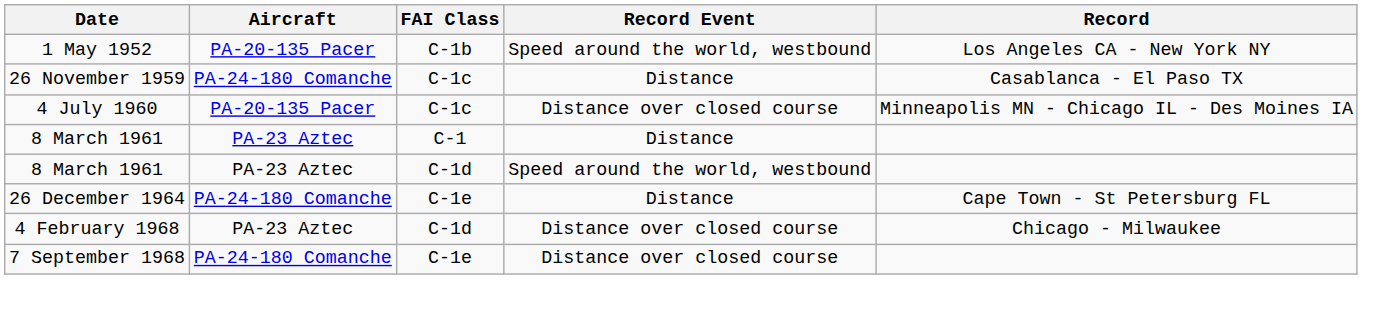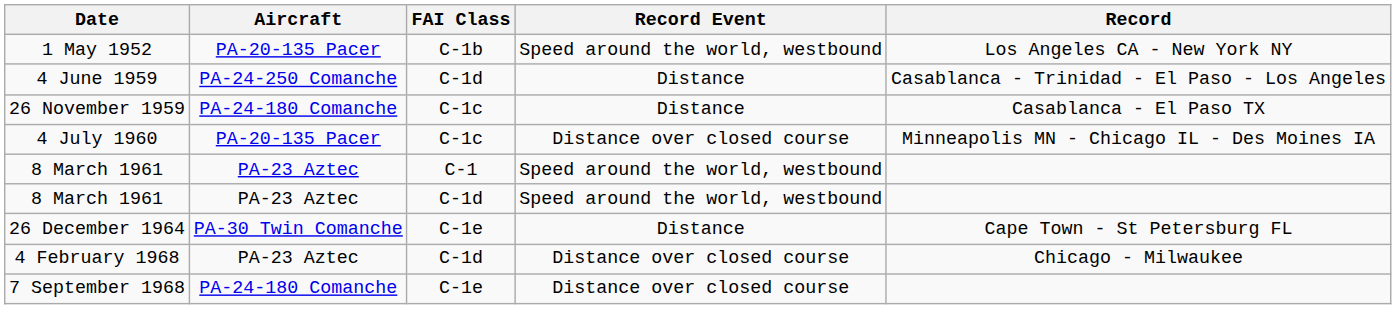+ row: (97, 79)
(690, 139) Distance -> (701, 169) Speed around the world, westbound
(293, 199) PA-24-180 Comanche -> (298, 229) PA-30 Twin Comanche
